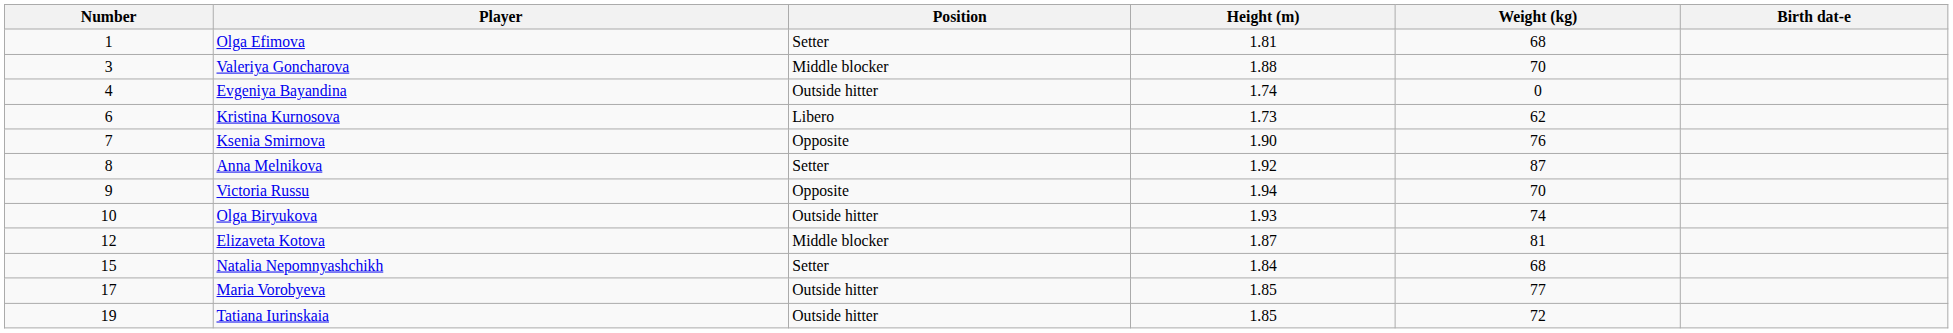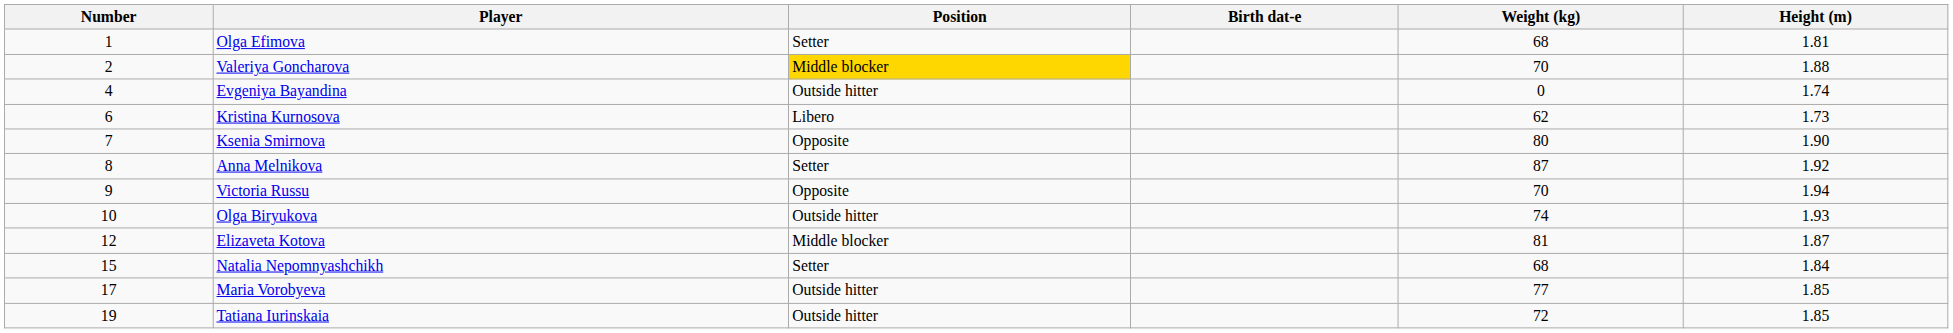columns swapped: (1263, 16) <-> (1814, 16)
(109, 66) 3 -> (109, 66) 2
(840, 66) no background -> (840, 66) gold background
(1538, 141) 76 -> (1541, 141) 80
